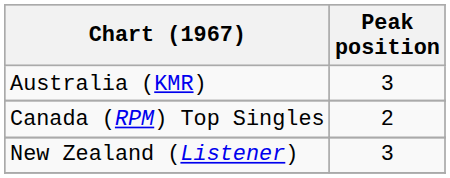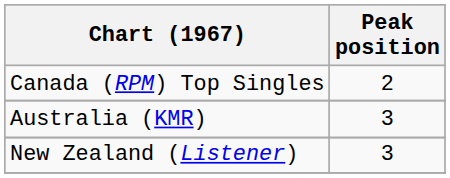rows swapped: (108, 83) <-> (167, 119)
